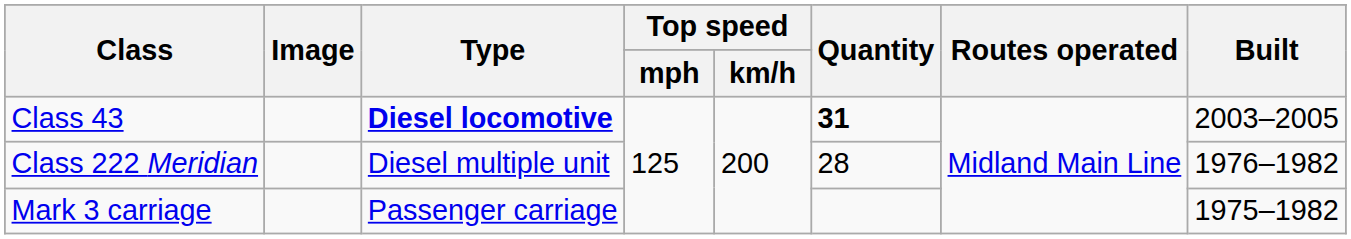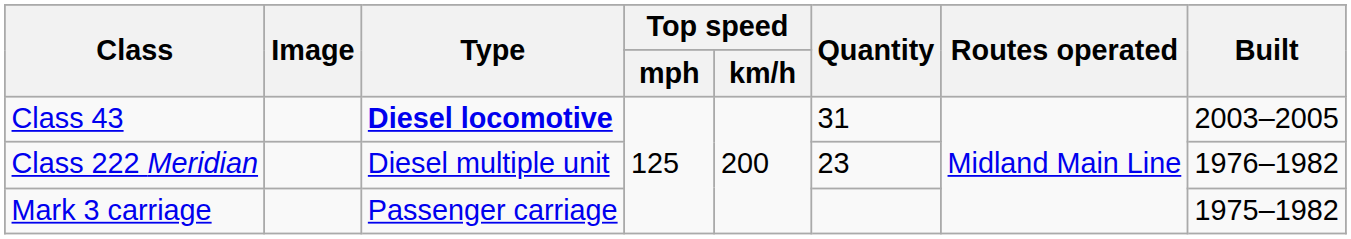(833, 118) bold -> (833, 118) normal
(833, 164) 28 -> (833, 164) 23
